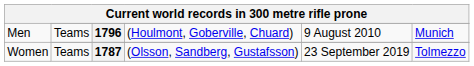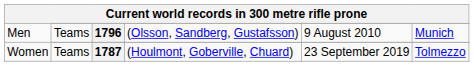(210, 33) (Houlmont, Goberville, Chuard) -> (213, 33) (Olsson, Sandberg, Gustafsson)
(213, 52) (Olsson, Sandberg, Gustafsson) -> (210, 52) (Houlmont, Goberville, Chuard)
